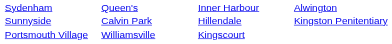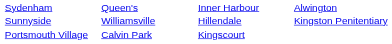(127, 21) Calvin Park -> (128, 21) Williamsville
(128, 34) Williamsville -> (127, 34) Calvin Park
